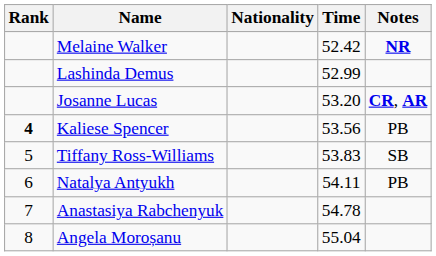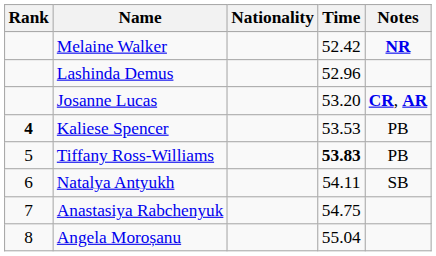(341, 73) 52.99 -> (341, 73) 52.96
(341, 127) 53.56 -> (341, 127) 53.53
(341, 155) normal -> (341, 155) bold
(398, 155) SB -> (398, 155) PB
(398, 182) PB -> (398, 182) SB
(341, 210) 54.78 -> (341, 210) 54.75
